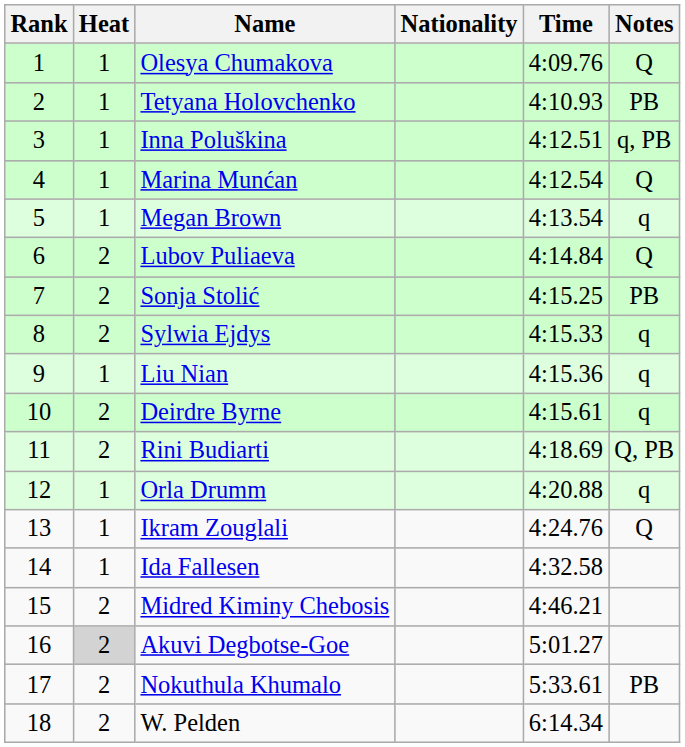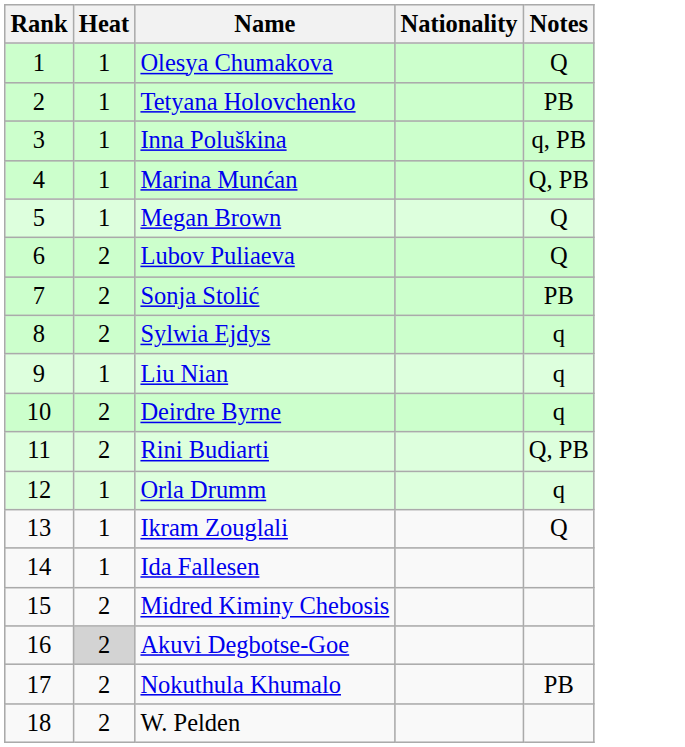- column: (566, 23)
(644, 179) Q -> (559, 179) Q, PB
(644, 218) q -> (559, 218) Q
